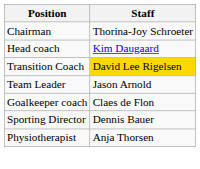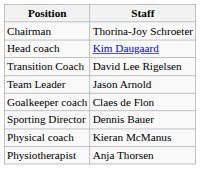(137, 66) gold background -> (137, 66) no background
+ row: (40, 137)
